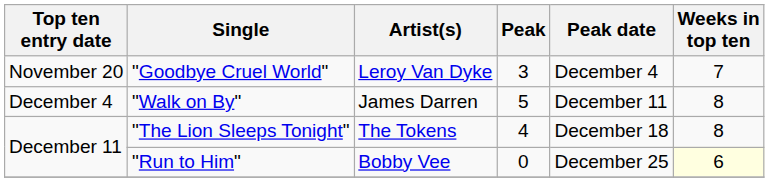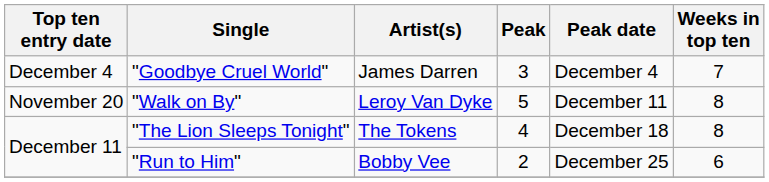(66, 71) November 20 -> (61, 71) December 4
(425, 71) Leroy Van Dyke -> (418, 71) James Darren
(61, 101) December 4 -> (66, 101) November 20
(418, 101) James Darren -> (425, 101) Leroy Van Dyke
(523, 161) 0 -> (523, 161) 2
(719, 161) lightyellow background -> (719, 161) no background
